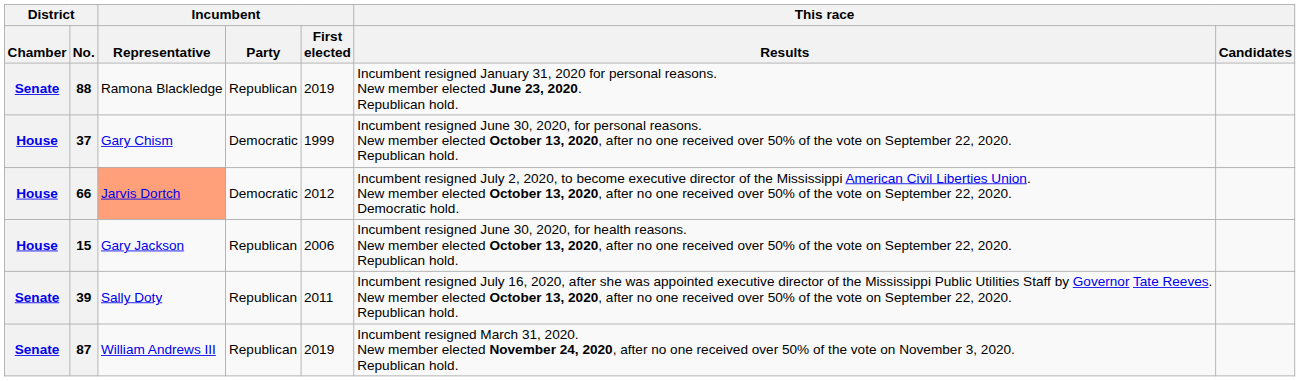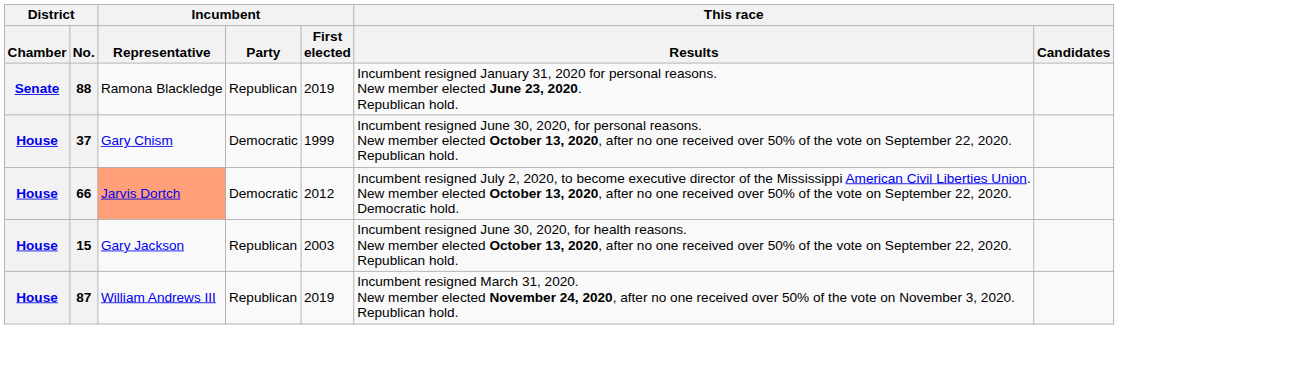(319, 245) 2006 -> (319, 245) 2003
- row: (84, 297)
(37, 349) Senate -> (37, 297) House
